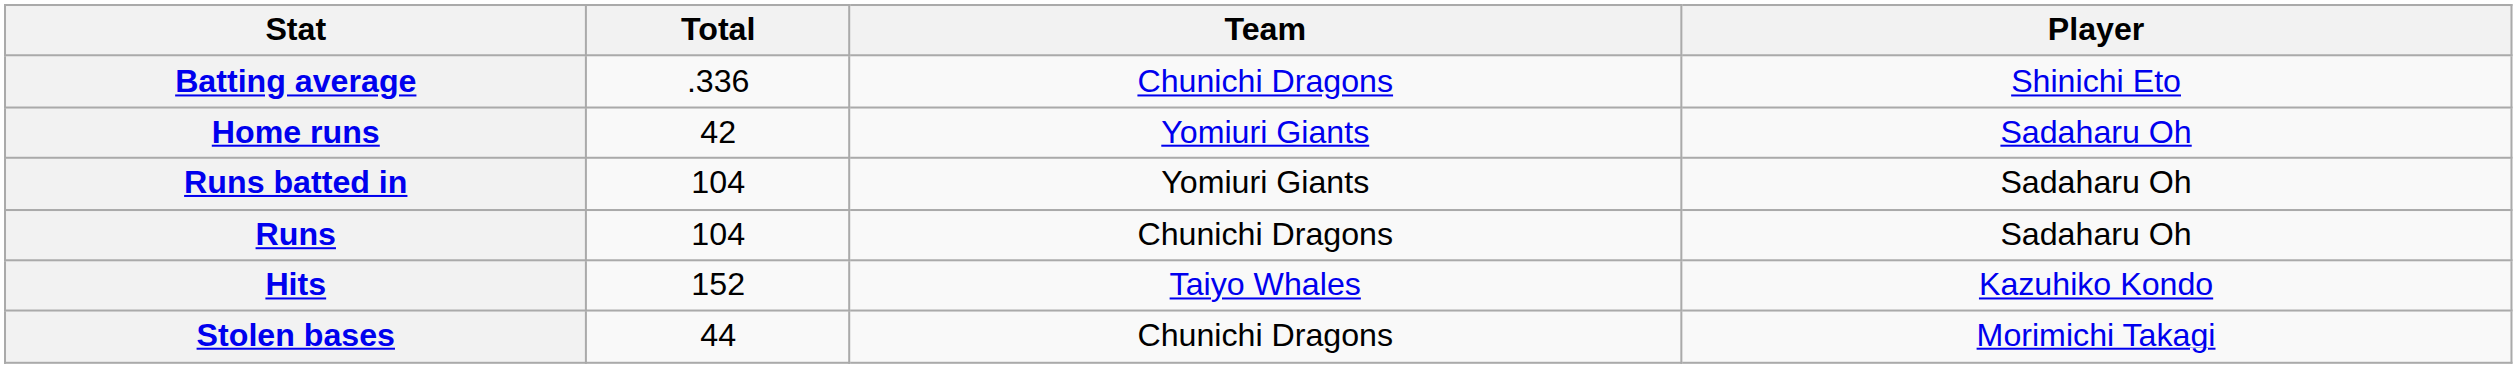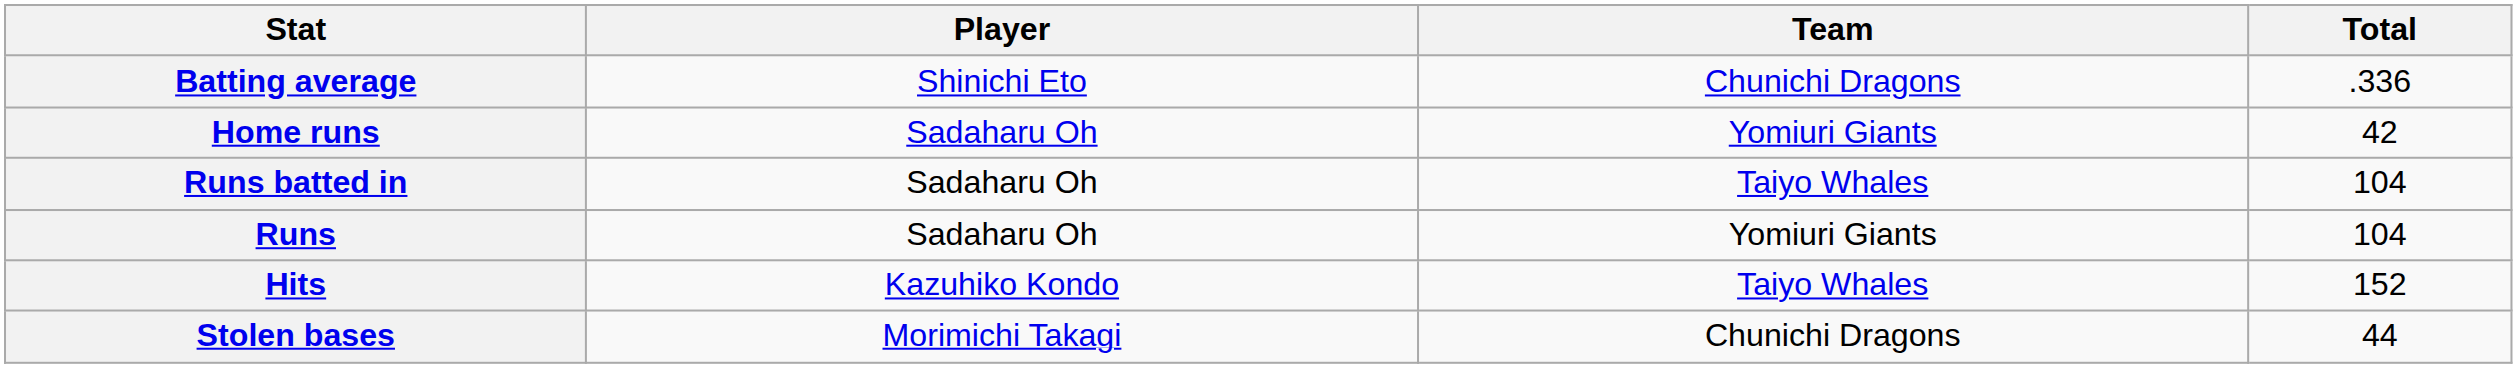columns swapped: (2096, 30) <-> (718, 30)
(1265, 183) Yomiuri Giants -> (1833, 183) Taiyo Whales
(1265, 234) Chunichi Dragons -> (1833, 234) Yomiuri Giants
